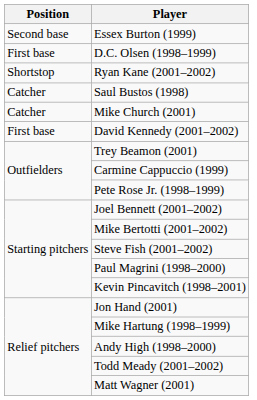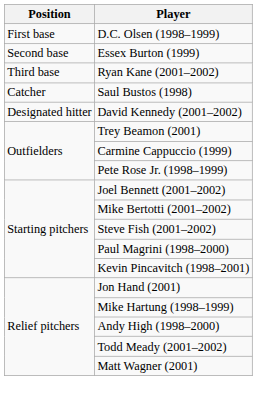rows swapped: (155, 53) <-> (145, 33)
(31, 72) Shortstop -> (33, 72) Third base
- row: (145, 111)
(31, 131) First base -> (49, 111) Designated hitter
